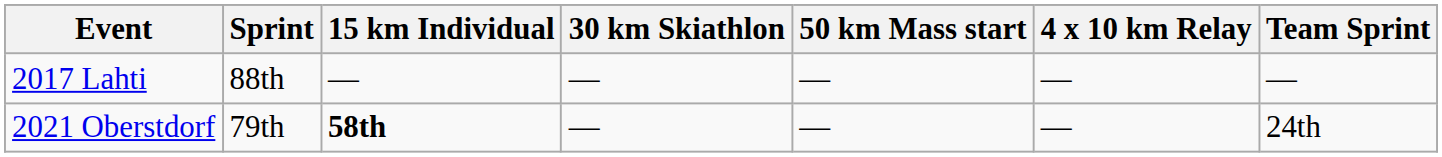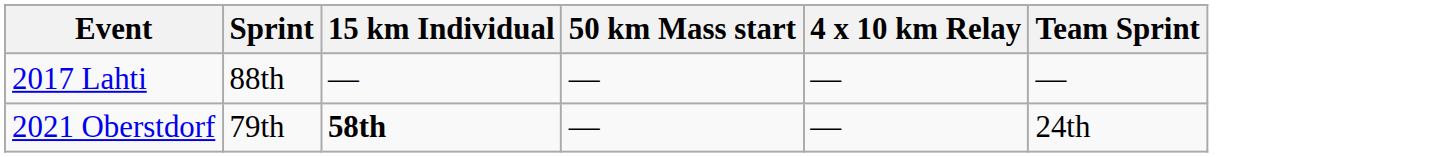- column: (677, 28)
